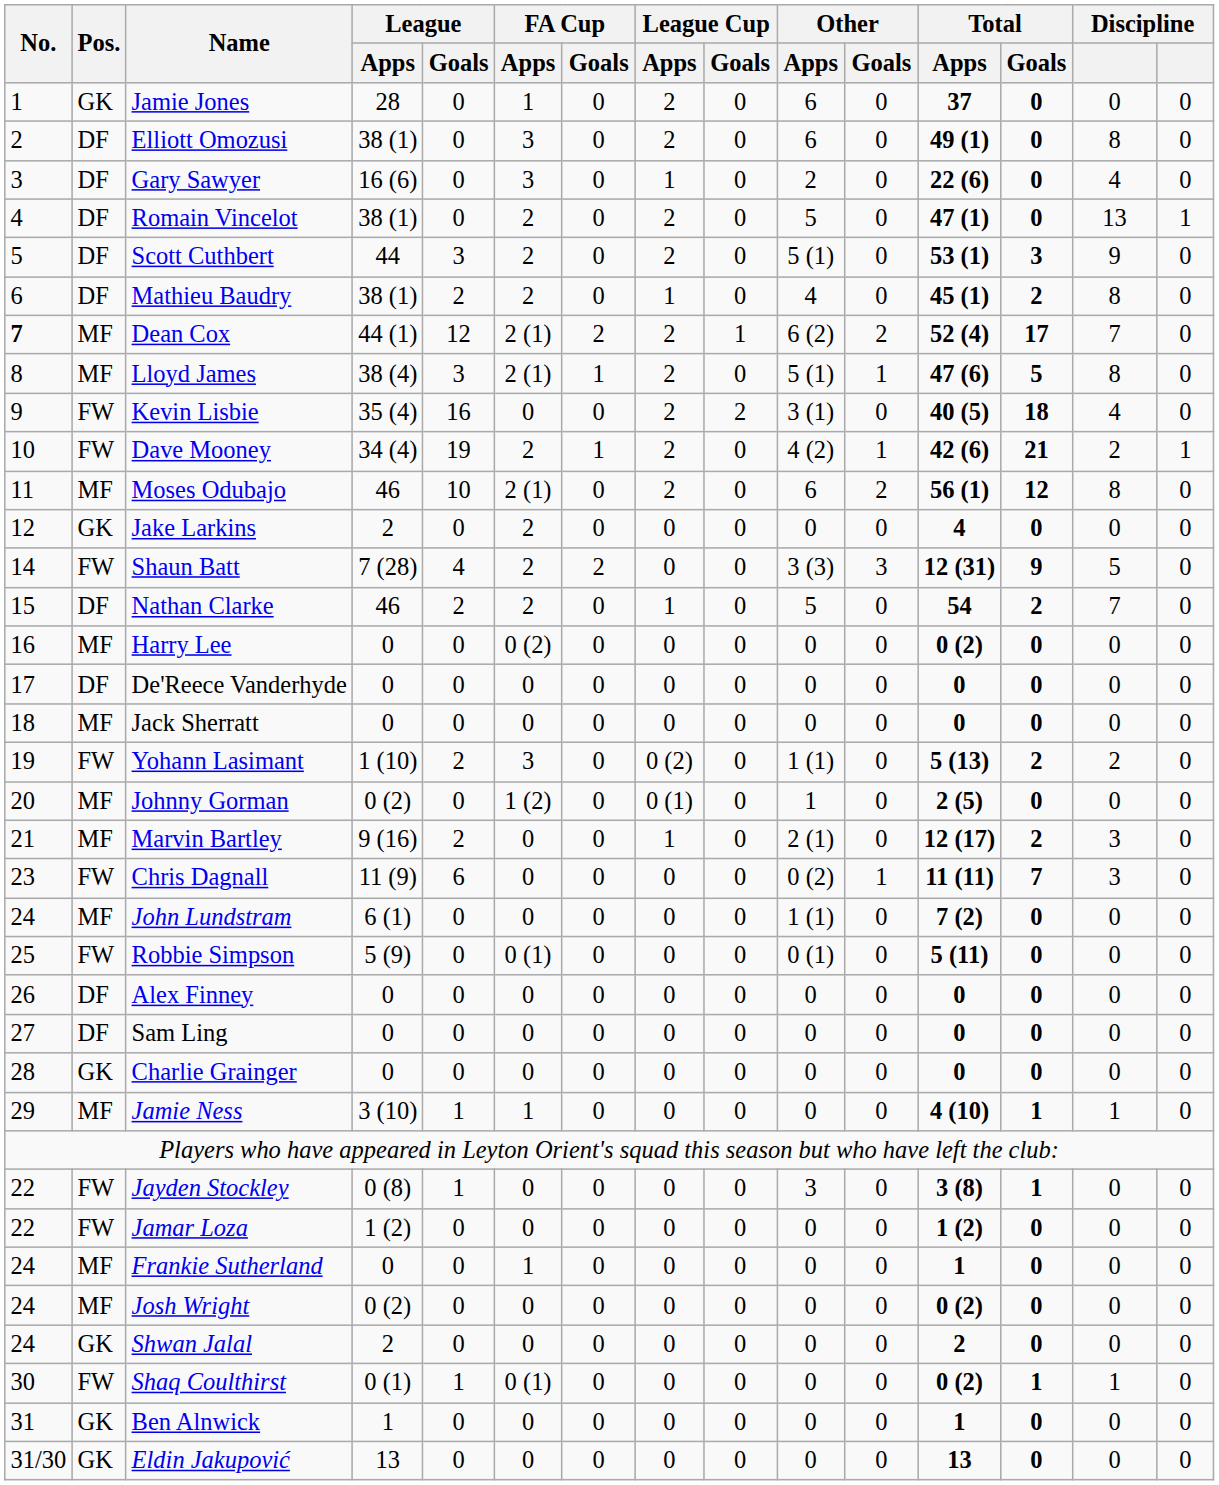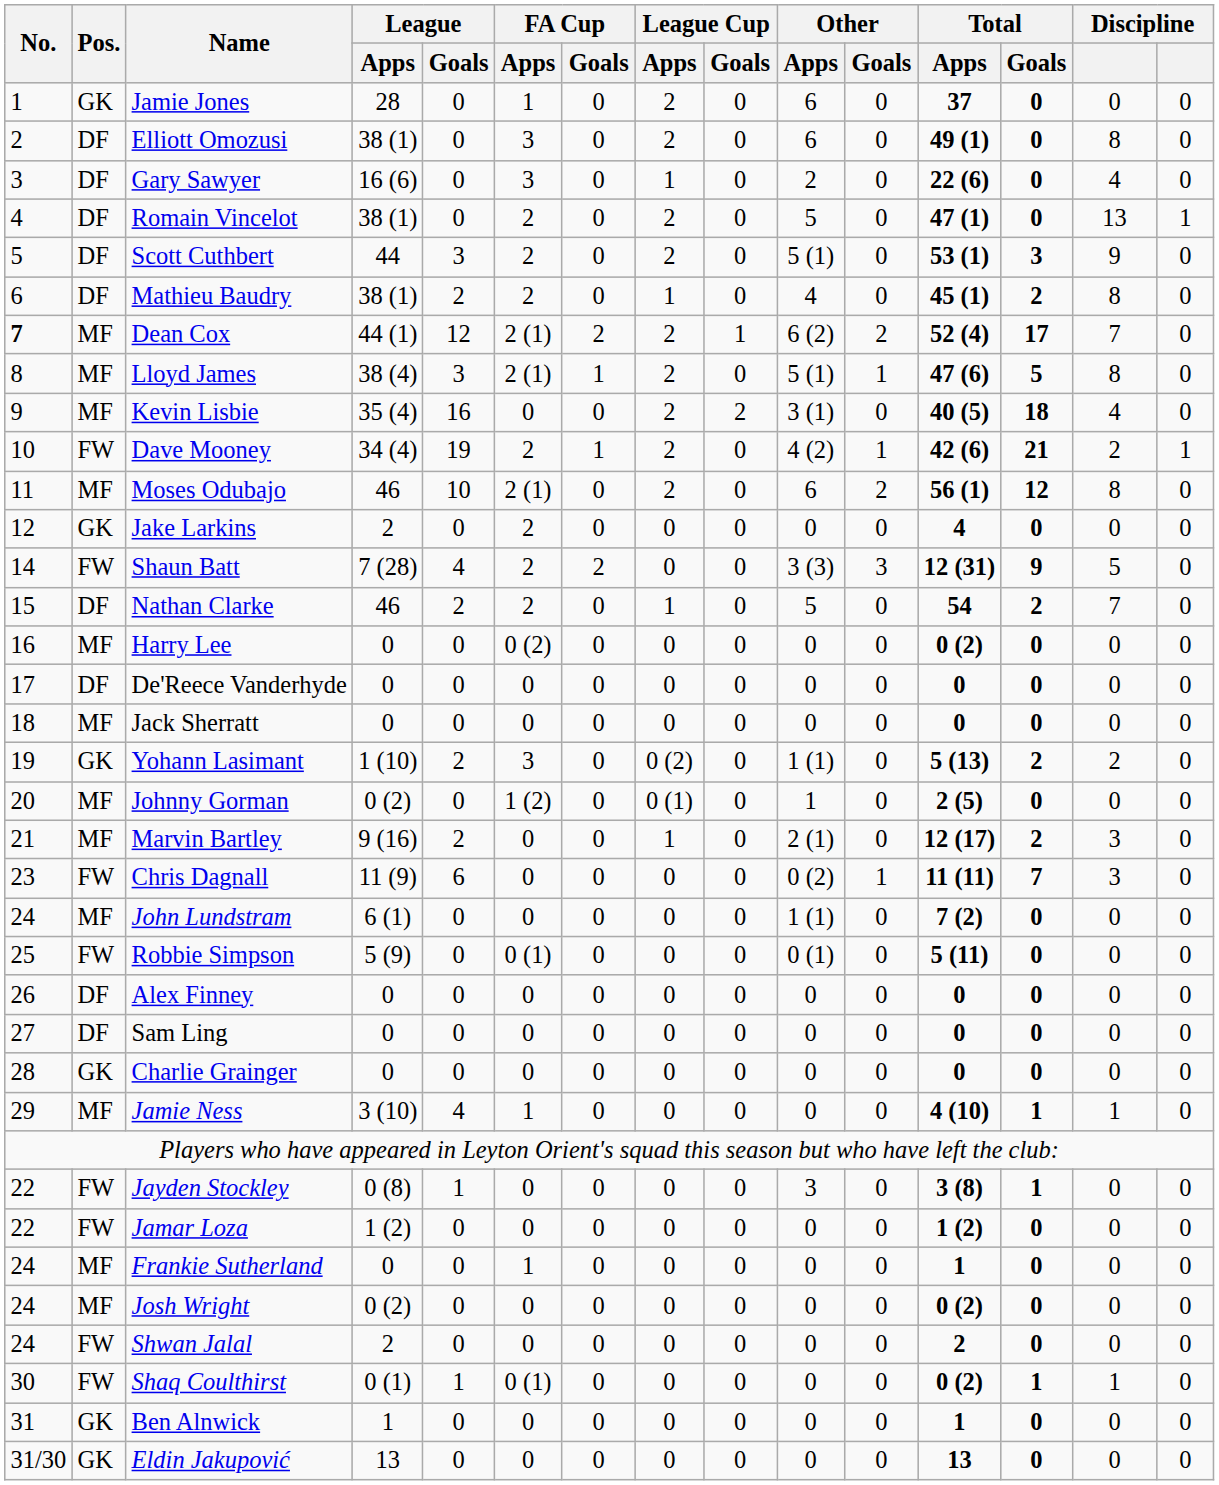(96, 412) FW -> (95, 412) MF
(96, 761) FW -> (95, 761) GK
(459, 1110) 1 -> (459, 1110) 4
(95, 1343) GK -> (96, 1343) FW
